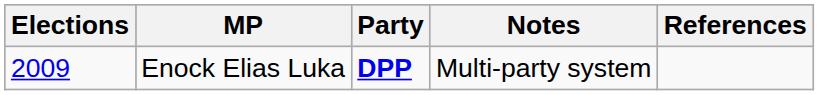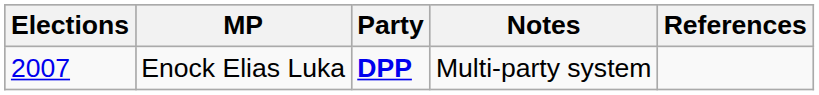(40, 67) 2009 -> (40, 67) 2007
